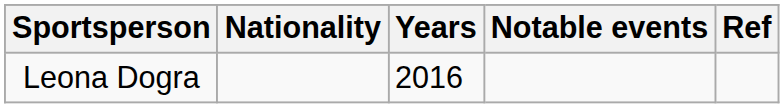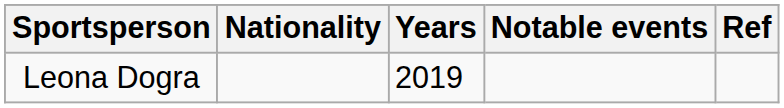(429, 77) 2016 -> (429, 77) 2019
